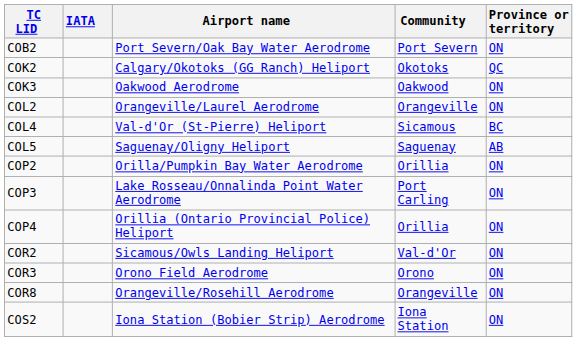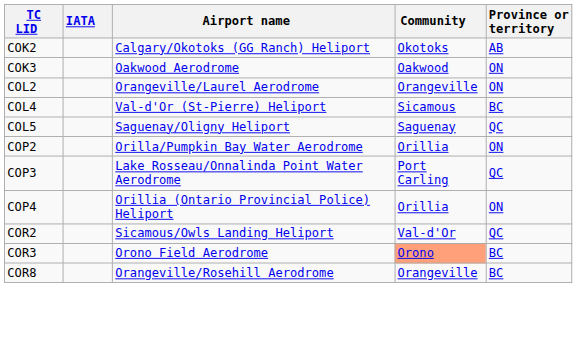- row: (22, 48)
(496, 68) QC -> (496, 48) AB
(496, 146) AB -> (496, 127) QC
(496, 193) ON -> (496, 173) QC
(496, 253) ON -> (496, 234) QC
(416, 273) no background -> (416, 253) lightsalmon background
(496, 273) ON -> (496, 253) BC
(496, 293) ON -> (496, 273) BC
- row: (22, 319)
